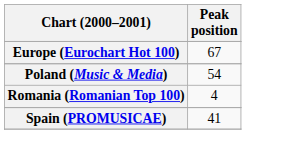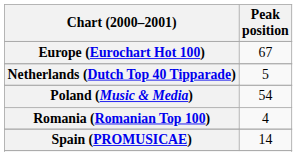+ row: (122, 74)
(214, 118) 41 -> (265, 140) 14
